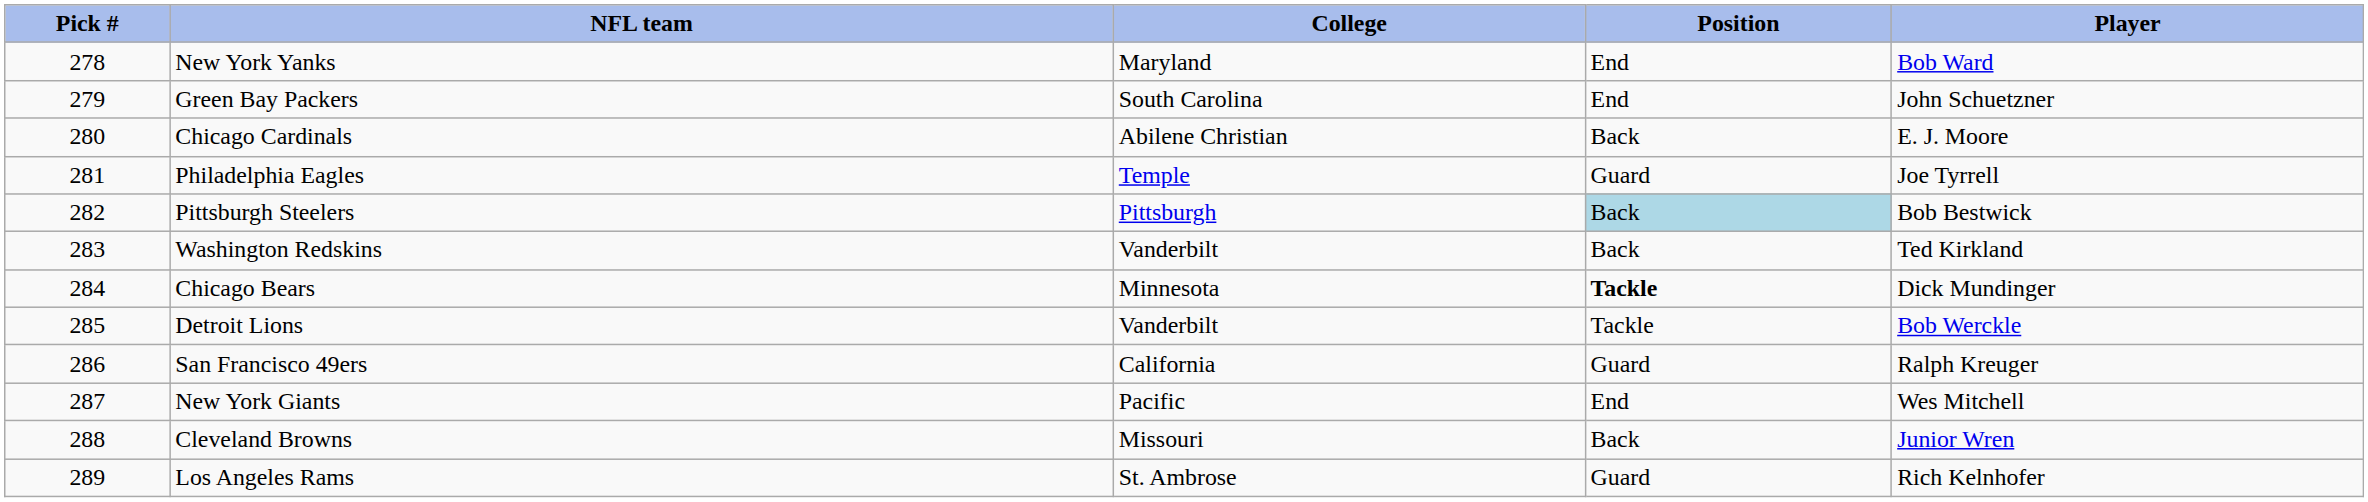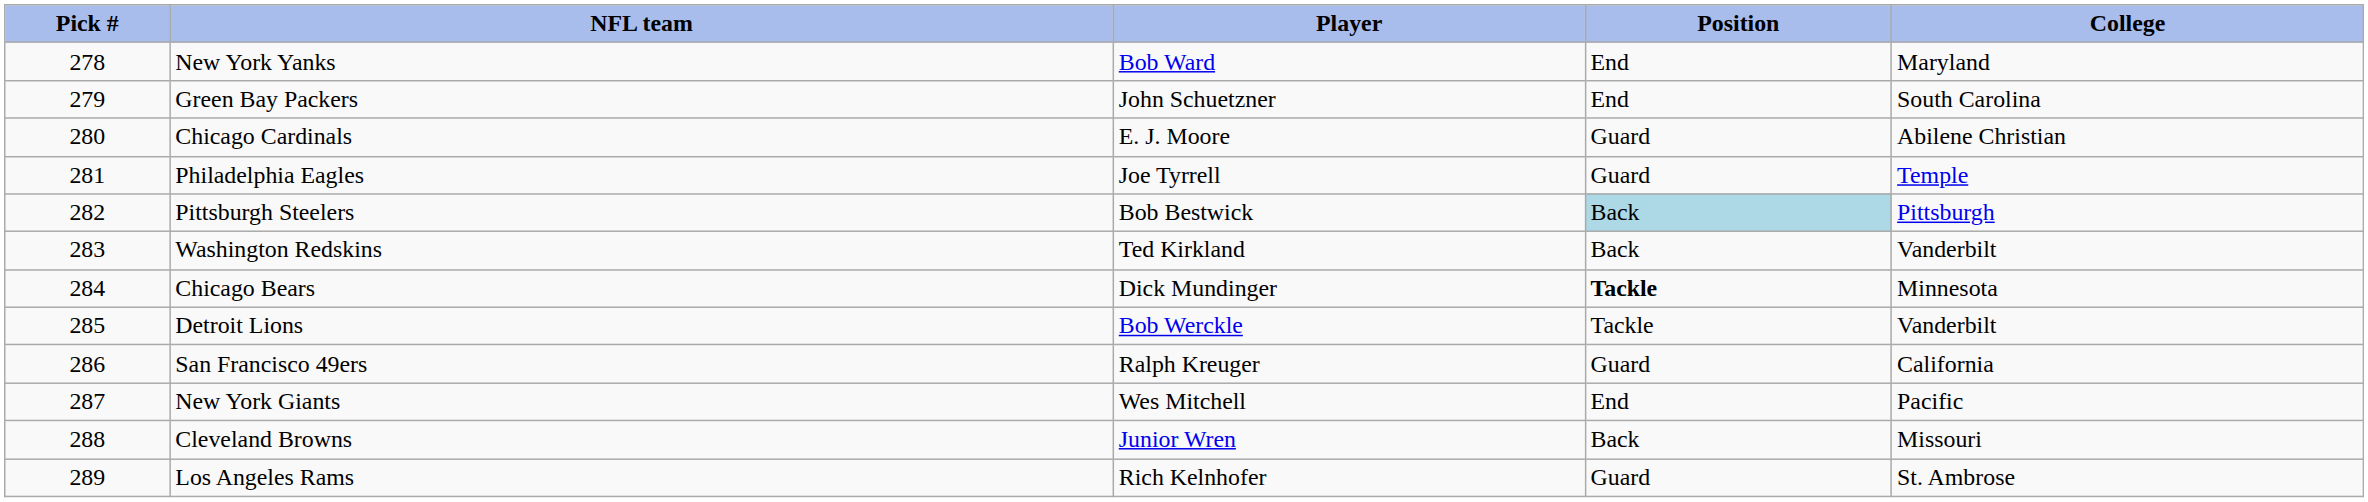columns swapped: (2128, 23) <-> (1349, 23)
(1615, 136) Back -> (1620, 136) Guard
